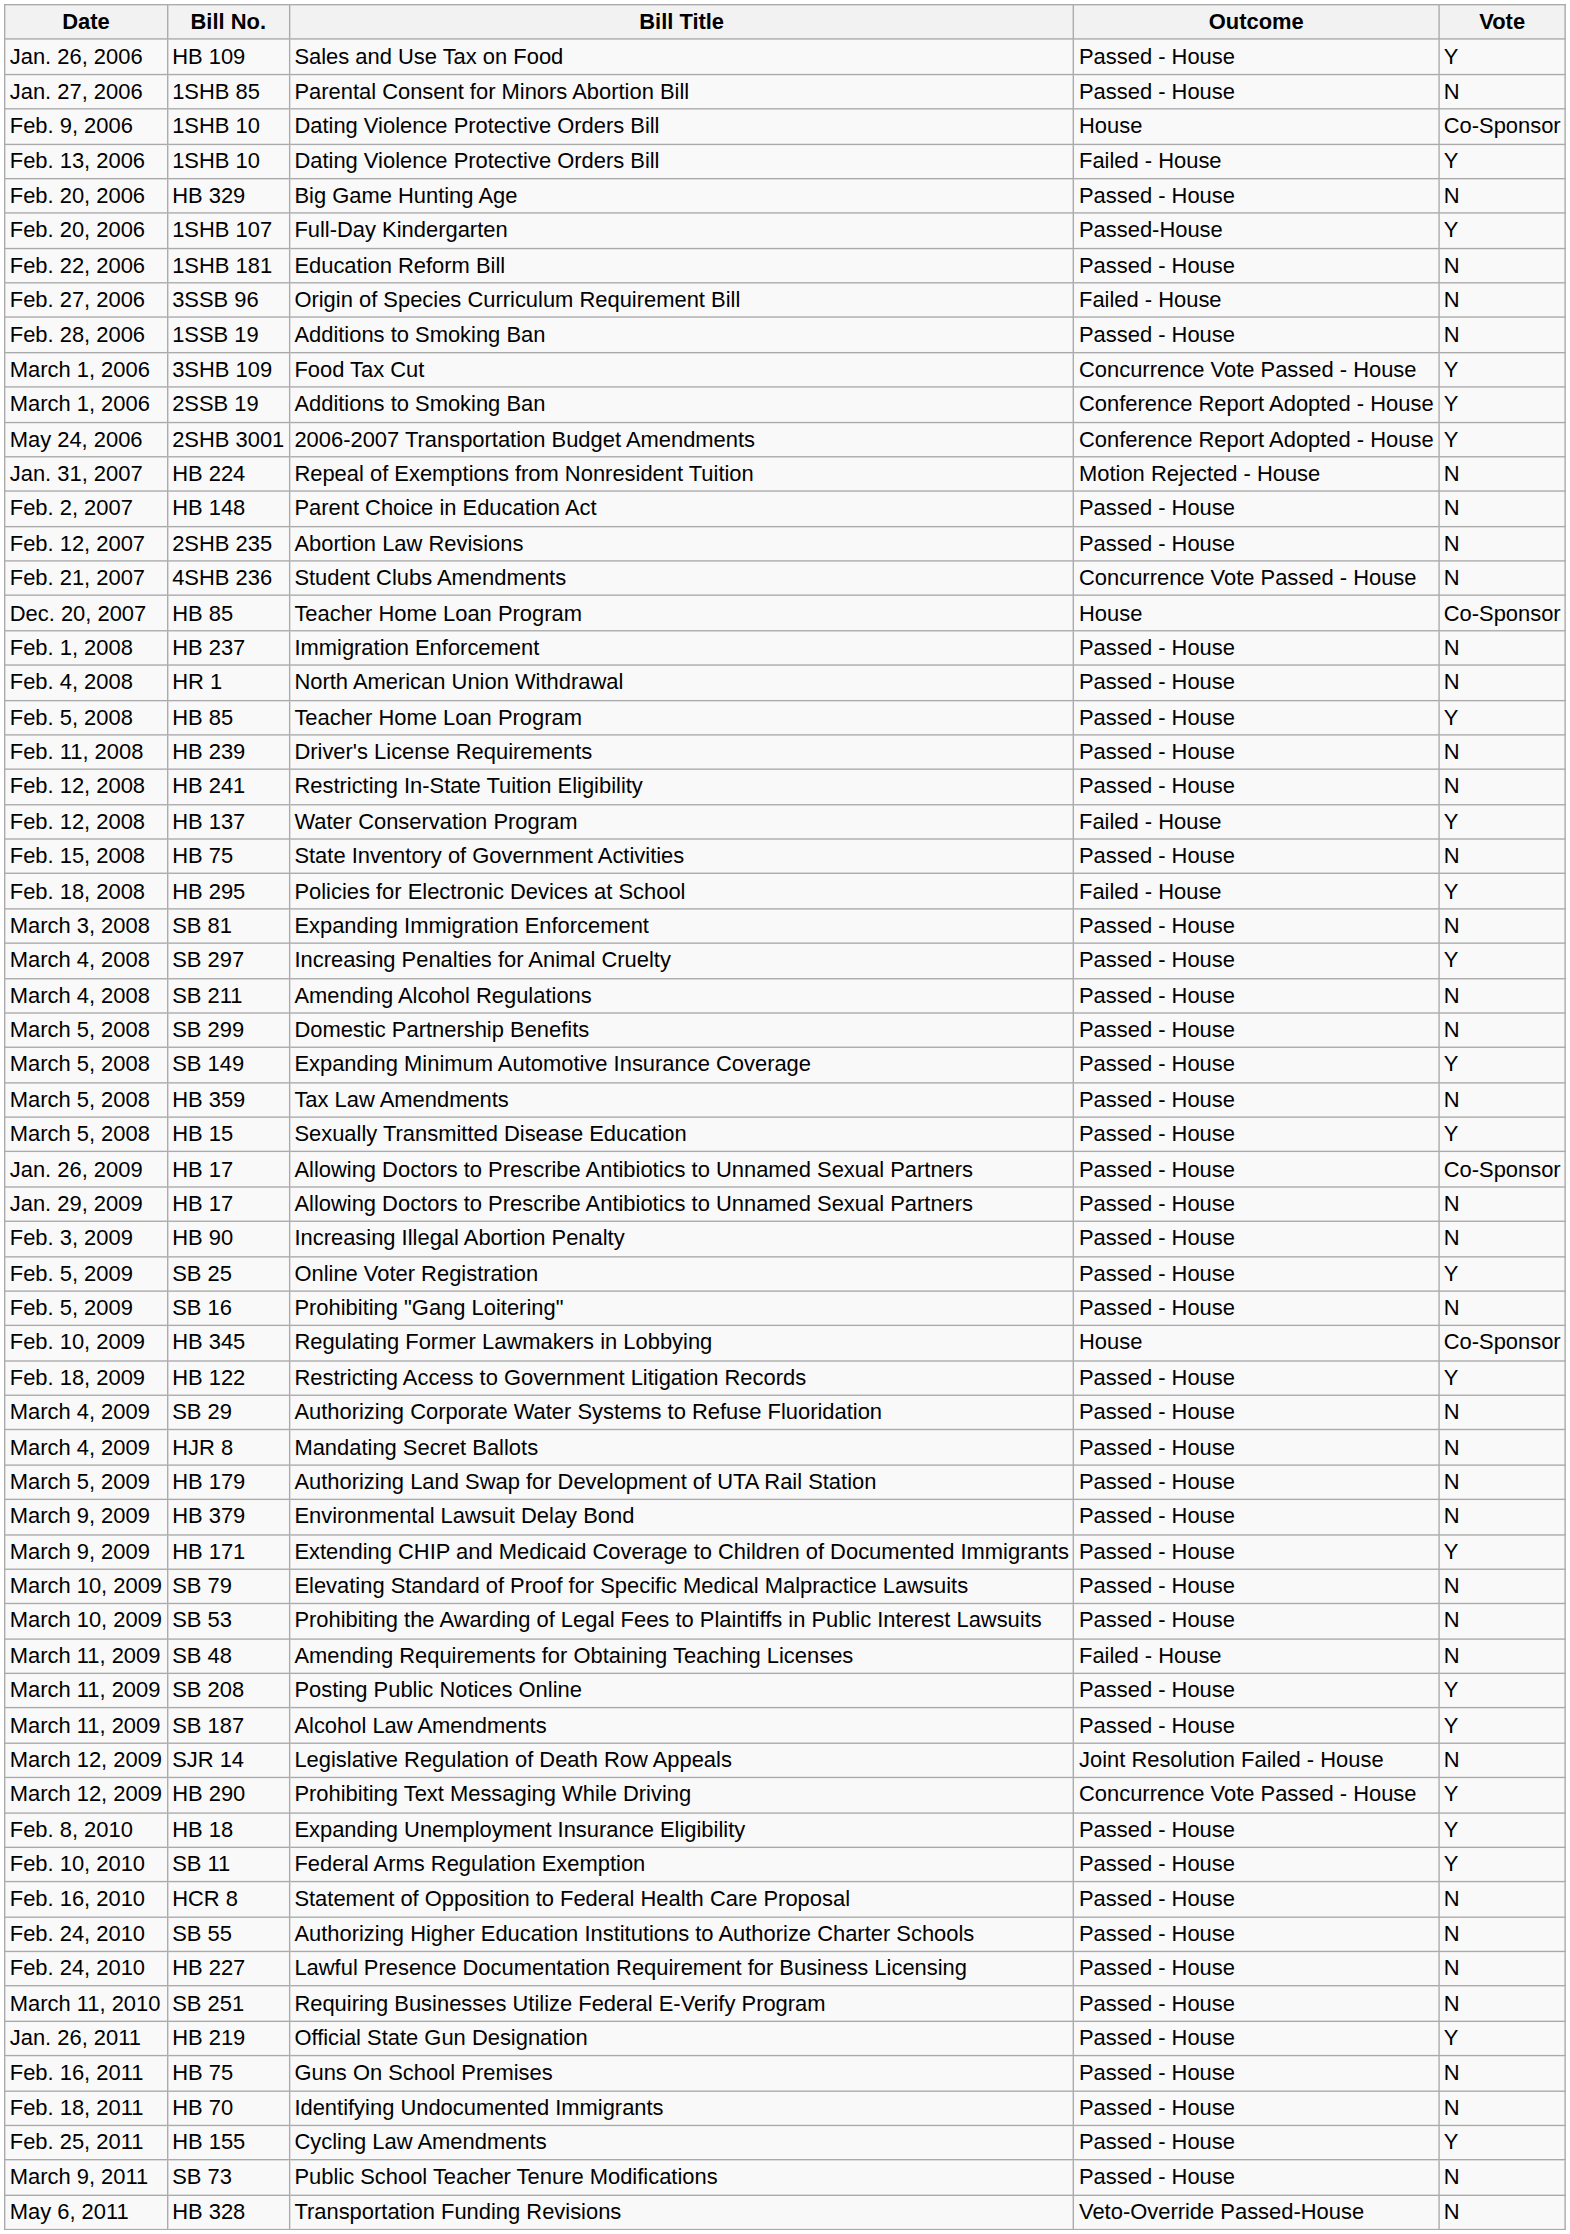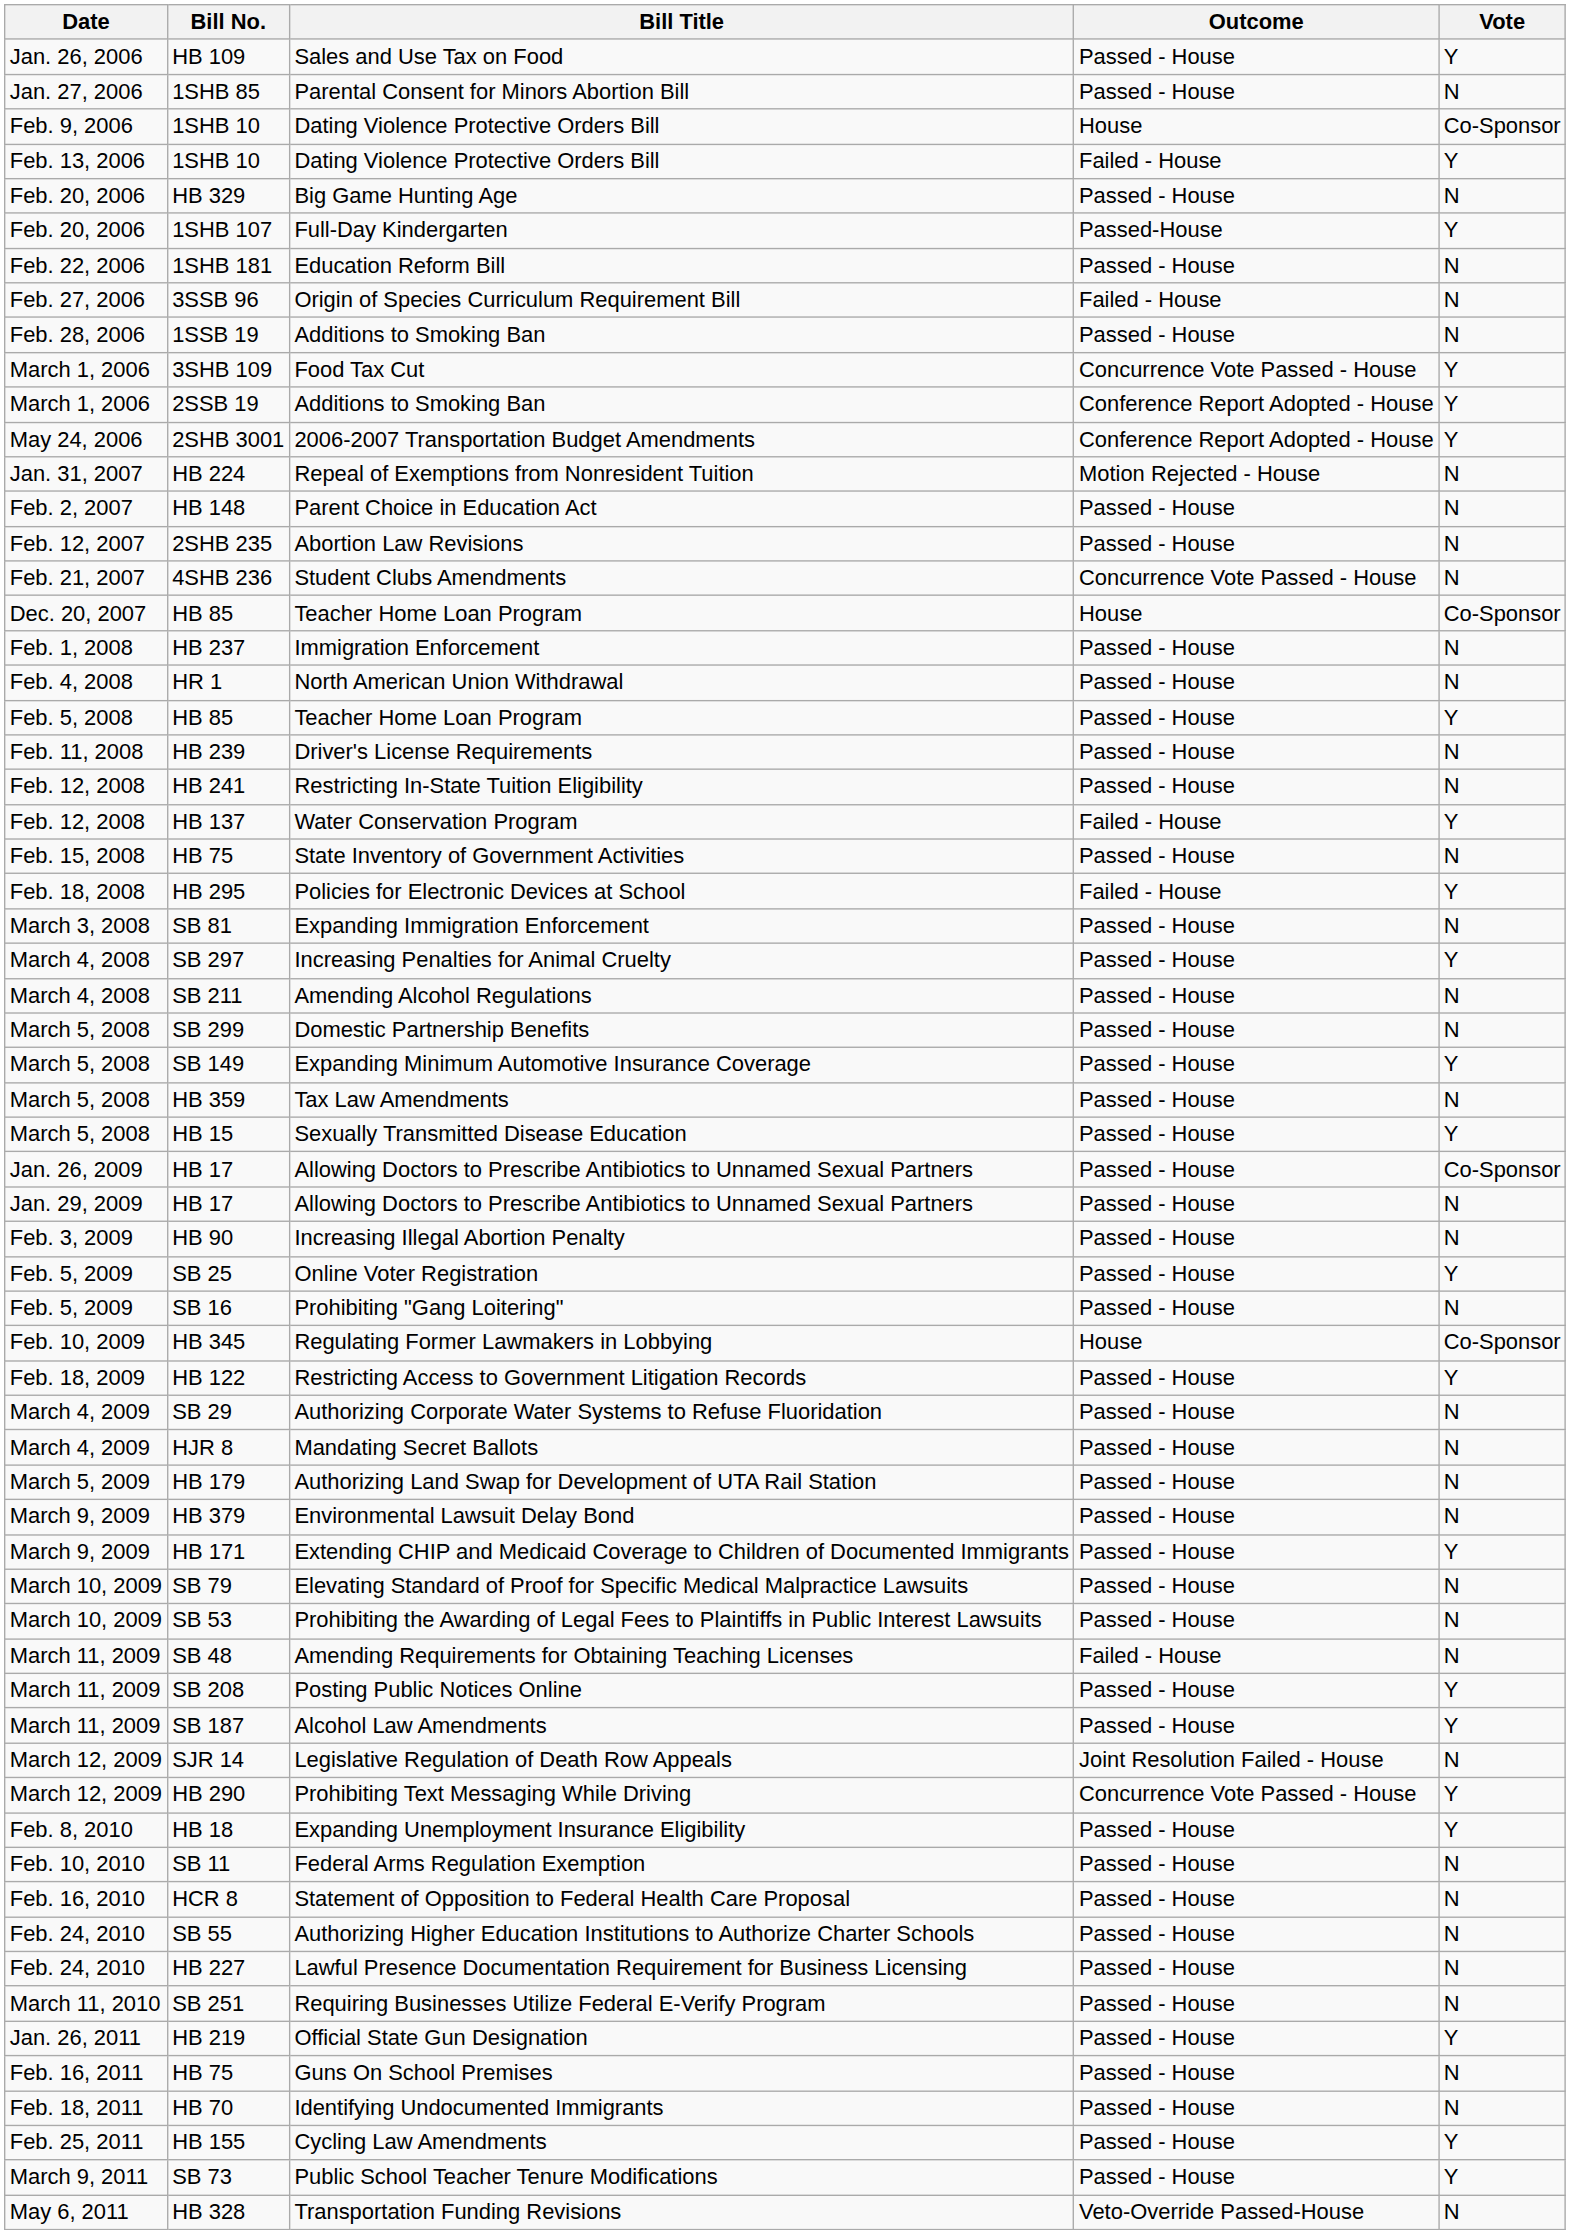(1451, 1864) Y -> (1452, 1864) N
(1452, 2177) N -> (1451, 2177) Y
